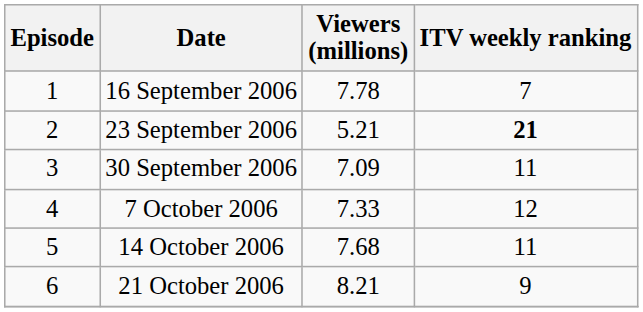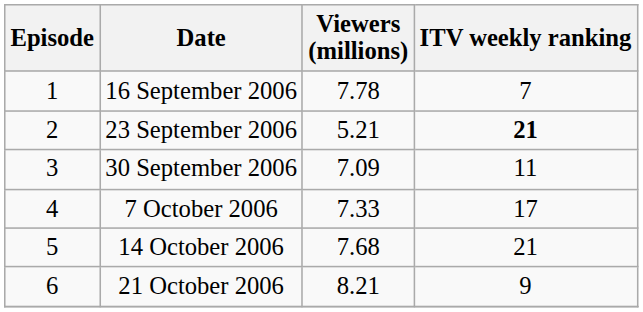(525, 208) 12 -> (525, 208) 17
(525, 247) 11 -> (525, 247) 21
